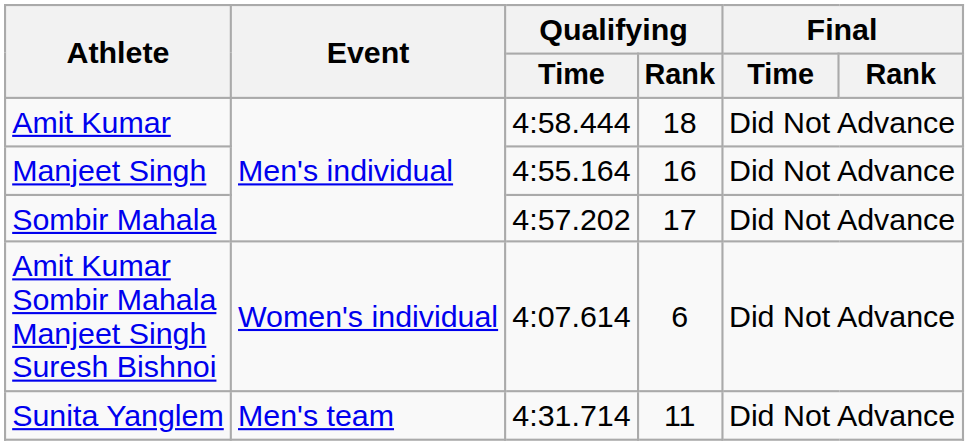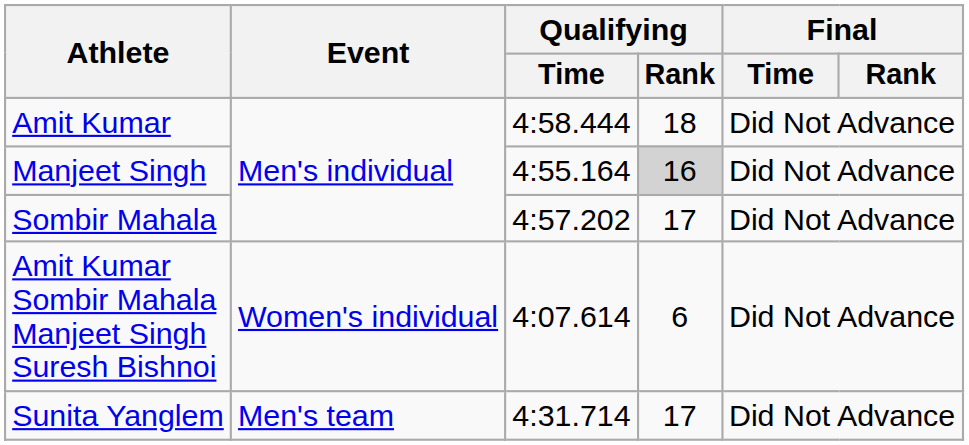(680, 171) no background -> (680, 171) lightgrey background
(680, 416) 11 -> (680, 416) 17
